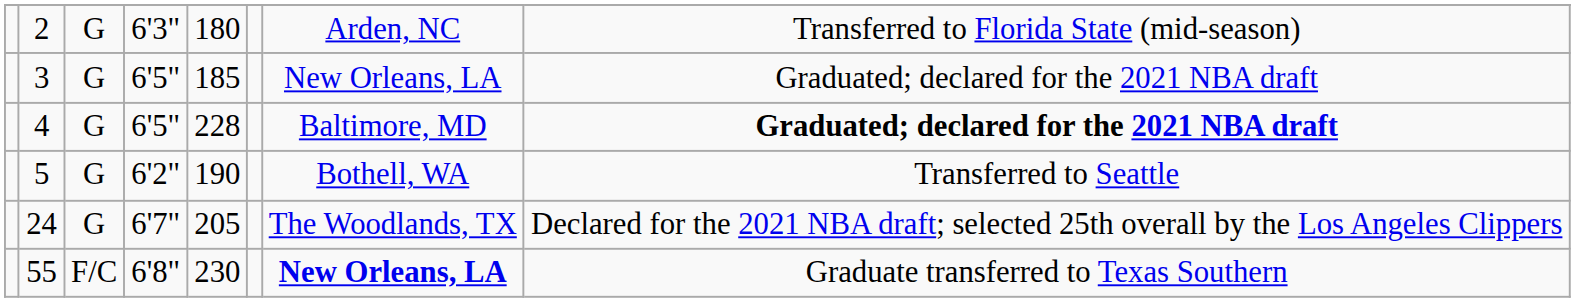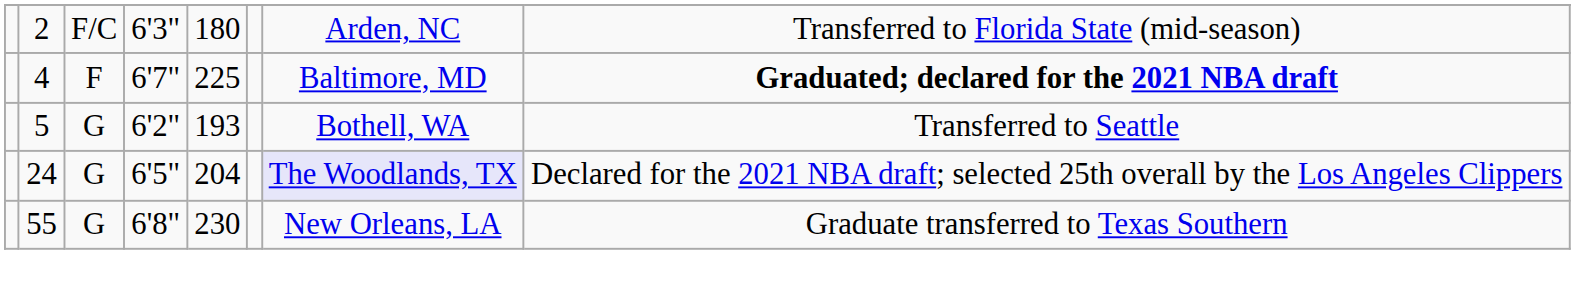(94, 28) G -> (94, 28) F/C
- row: (42, 77)
(94, 126) G -> (94, 77) F
(156, 126) 6'5" -> (156, 77) 6'7"
(217, 126) 228 -> (217, 77) 225
(217, 175) 190 -> (217, 126) 193
(156, 223) 6'7" -> (156, 175) 6'5"
(217, 223) 205 -> (217, 175) 204
(393, 223) no background -> (393, 175) lavender background
(94, 272) F/C -> (94, 223) G
(393, 272) bold -> (393, 223) normal
